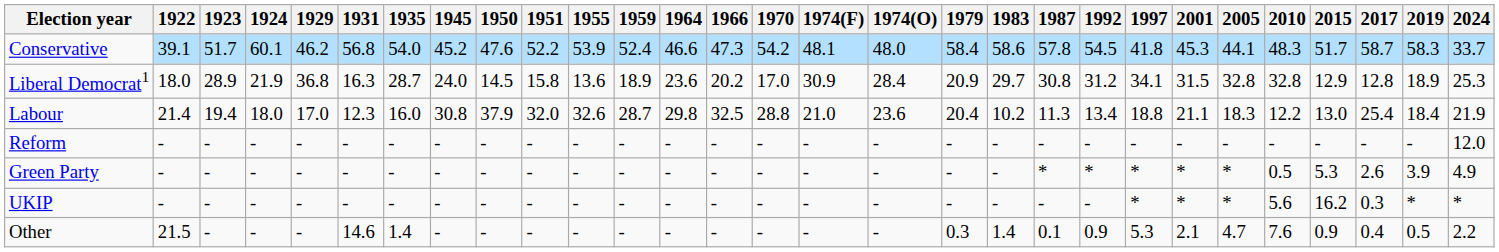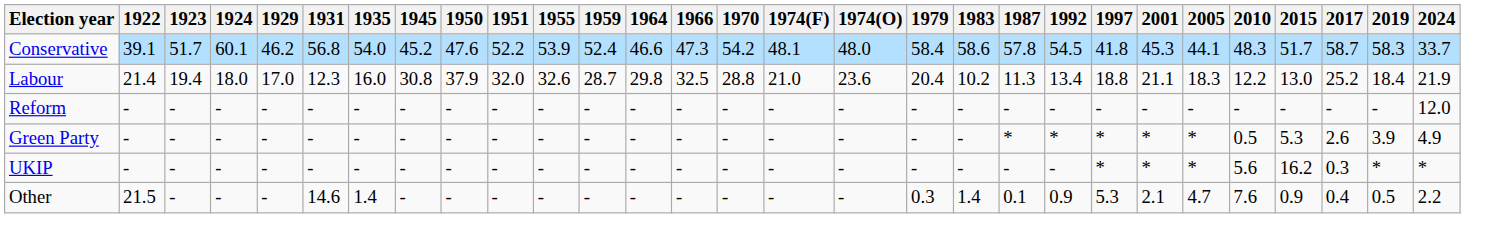- row: (79, 81)
(1377, 113) 25.4 -> (1342, 78) 25.2
